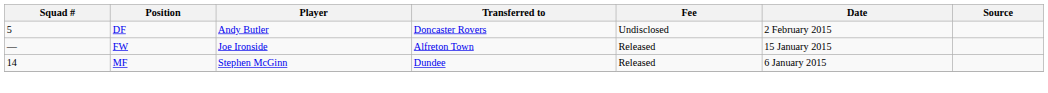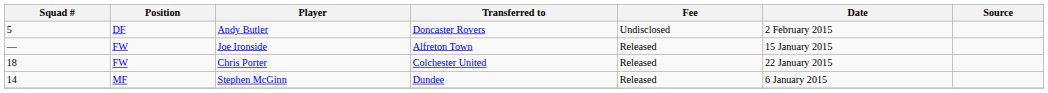+ row: (242, 63)
